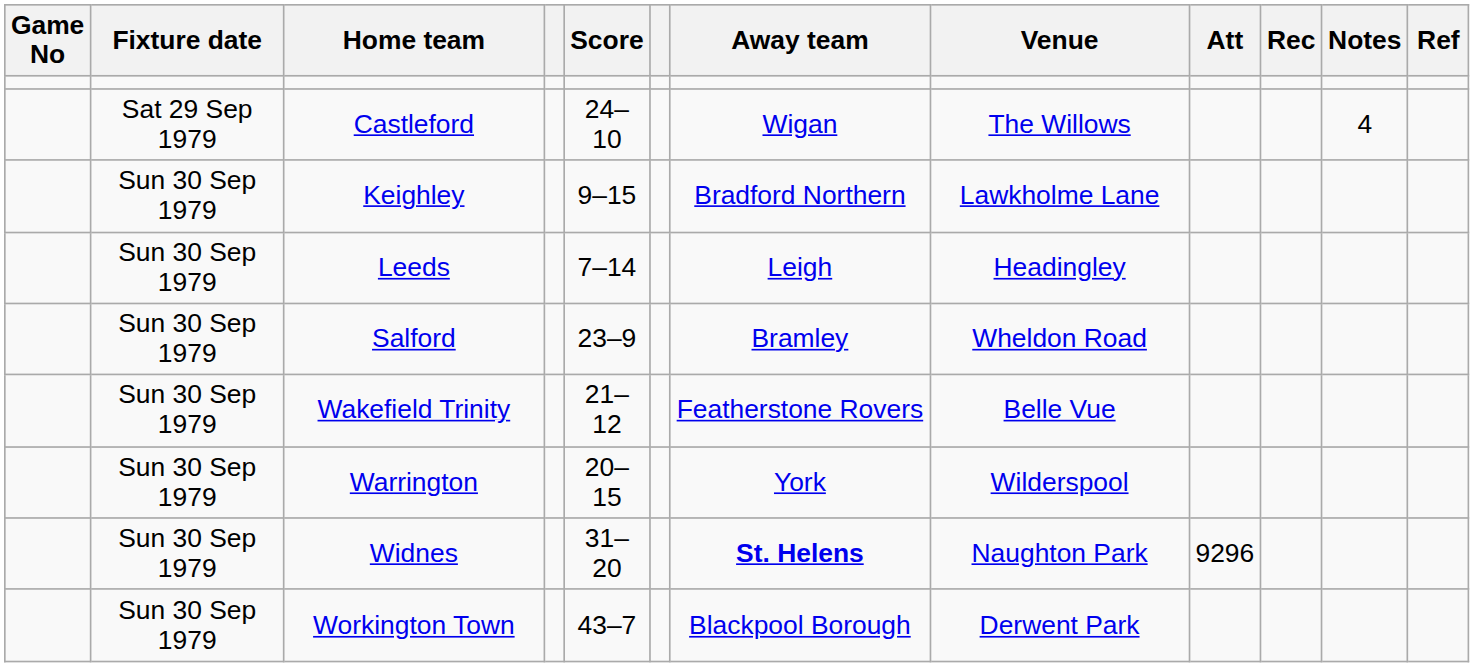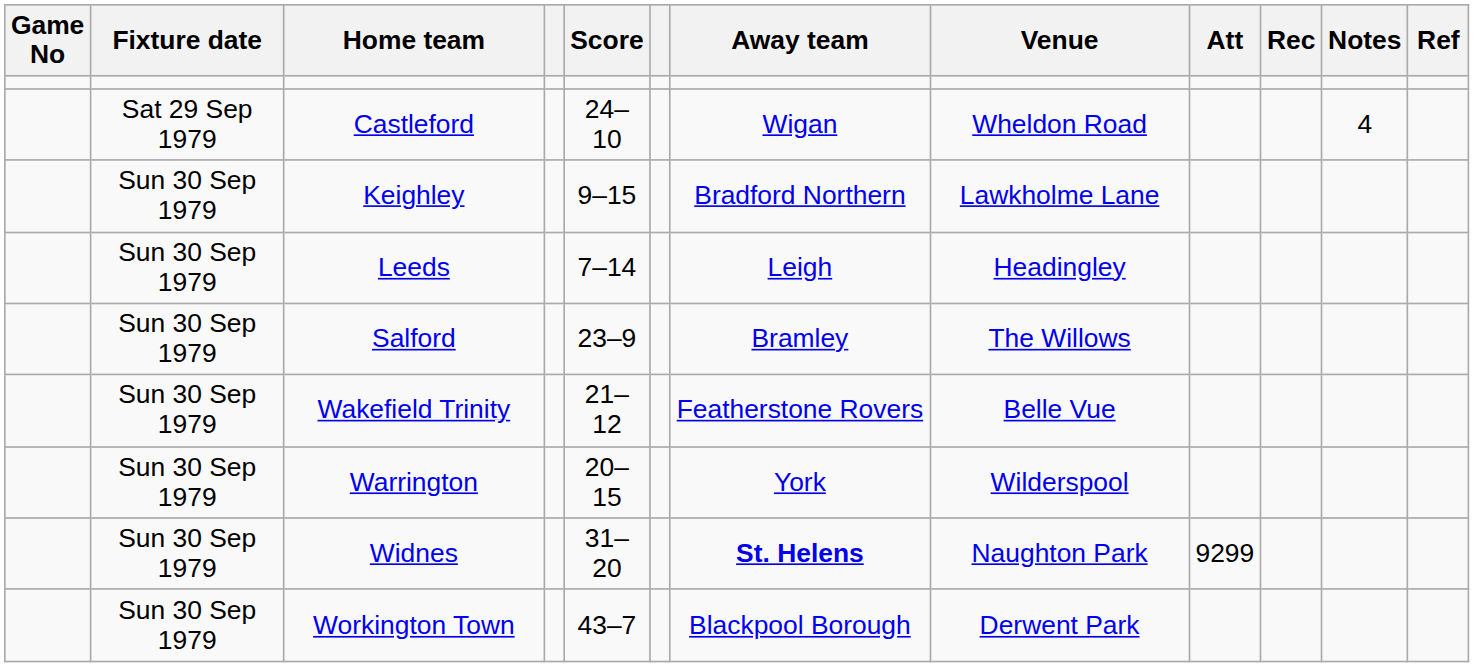(1060, 124) The Willows -> (1060, 124) Wheldon Road
(1060, 338) Wheldon Road -> (1060, 338) The Willows
(1225, 553) 9296 -> (1225, 553) 9299
